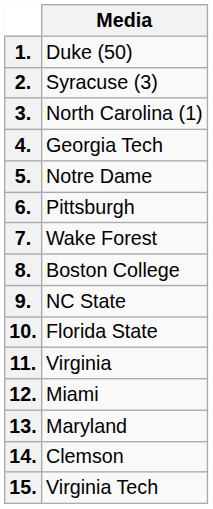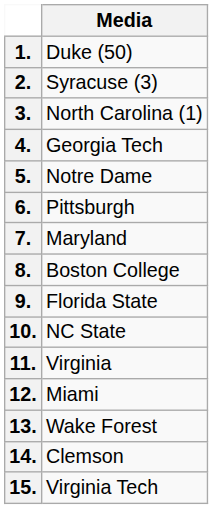(101, 239) Wake Forest -> (87, 239) Maryland
(86, 301) NC State -> (102, 301) Florida State
(102, 332) Florida State -> (86, 332) NC State
(87, 426) Maryland -> (101, 426) Wake Forest
